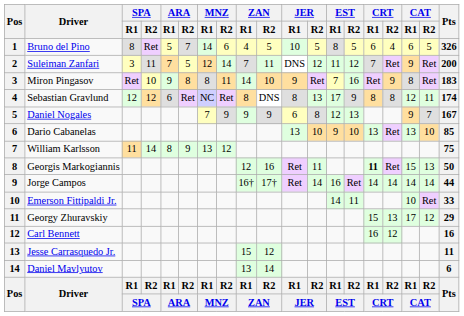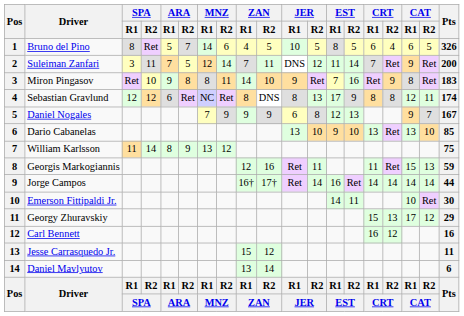(354, 63) 12 -> (354, 63) 14
(373, 166) bold -> (373, 166) normal
(449, 166) 50 -> (449, 166) 59
(449, 200) 33 -> (449, 200) 30
